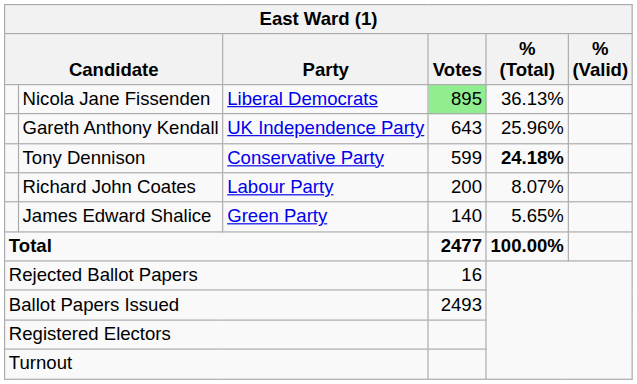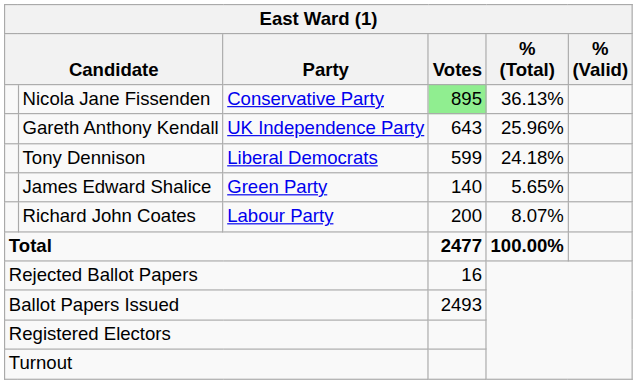(302, 98) Liberal Democrats -> (306, 98) Conservative Party
(306, 157) Conservative Party -> (302, 157) Liberal Democrats
(532, 157) bold -> (532, 157) normal
rows swapped: (109, 187) <-> (117, 216)
